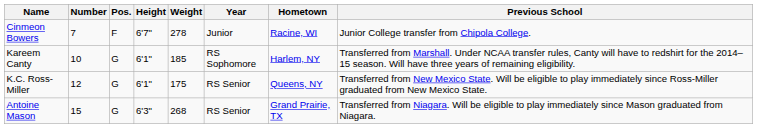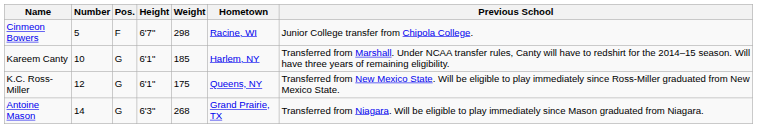- column: (236, 12)
(73, 32) 7 -> (77, 32) 5
(178, 32) 278 -> (182, 32) 298
(76, 110) 15 -> (79, 110) 14
